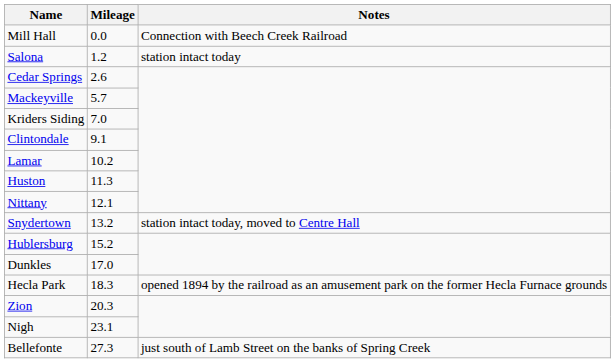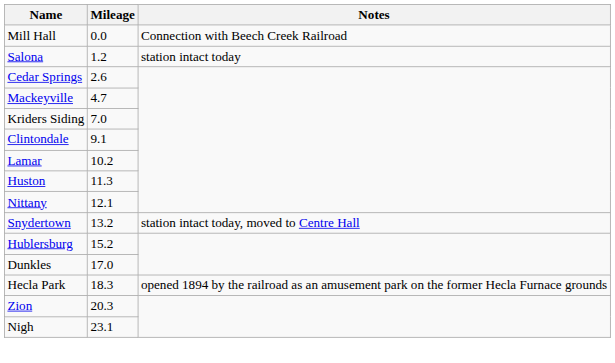(99, 98) 5.7 -> (99, 98) 4.7
- row: (35, 347)
